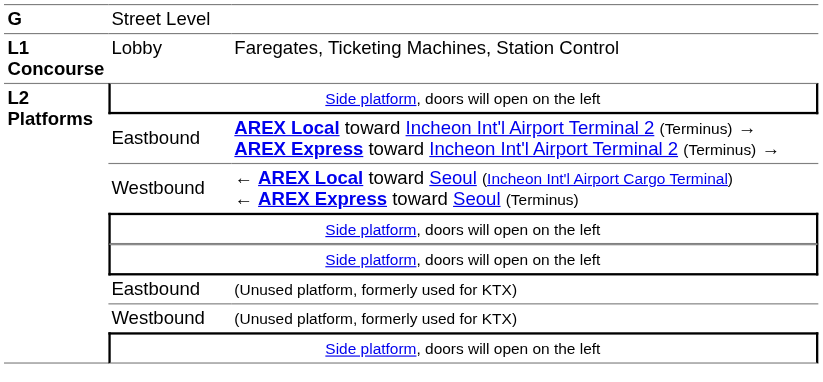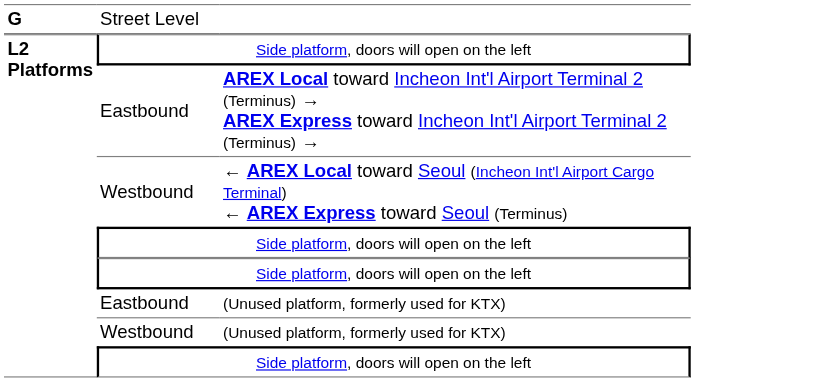- row: (137, 47)
